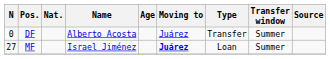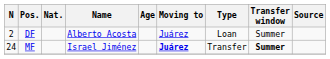(11, 34) 0 -> (11, 34) 2
(227, 34) Transfer -> (227, 34) Loan
(11, 47) 27 -> (11, 47) 24
(227, 47) Loan -> (227, 47) Transfer
(270, 47) normal -> (270, 47) bold
